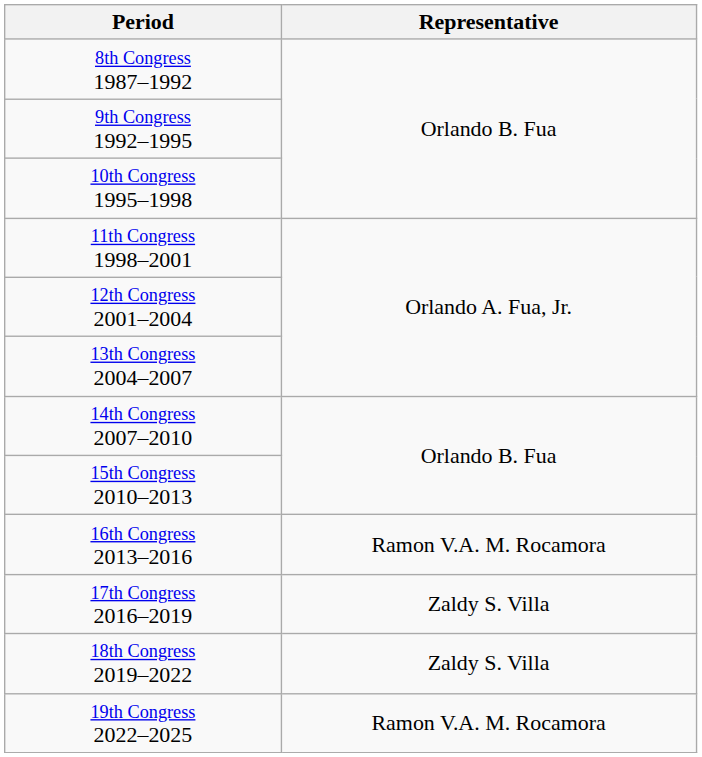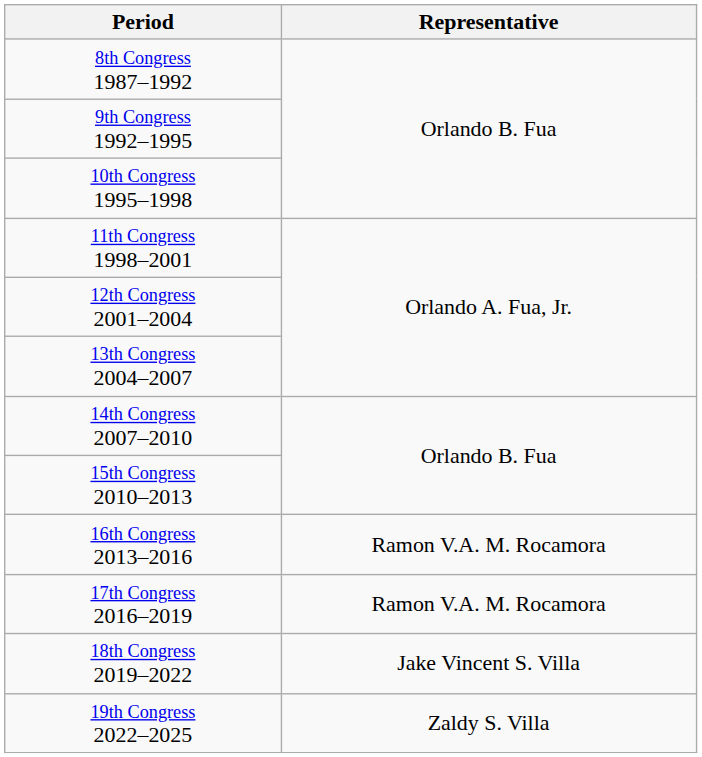(489, 603) Zaldy S. Villa -> (489, 603) Ramon V.A. M. Rocamora
(489, 663) Zaldy S. Villa -> (489, 663) Jake Vincent S. Villa
(489, 722) Ramon V.A. M. Rocamora -> (489, 722) Zaldy S. Villa
